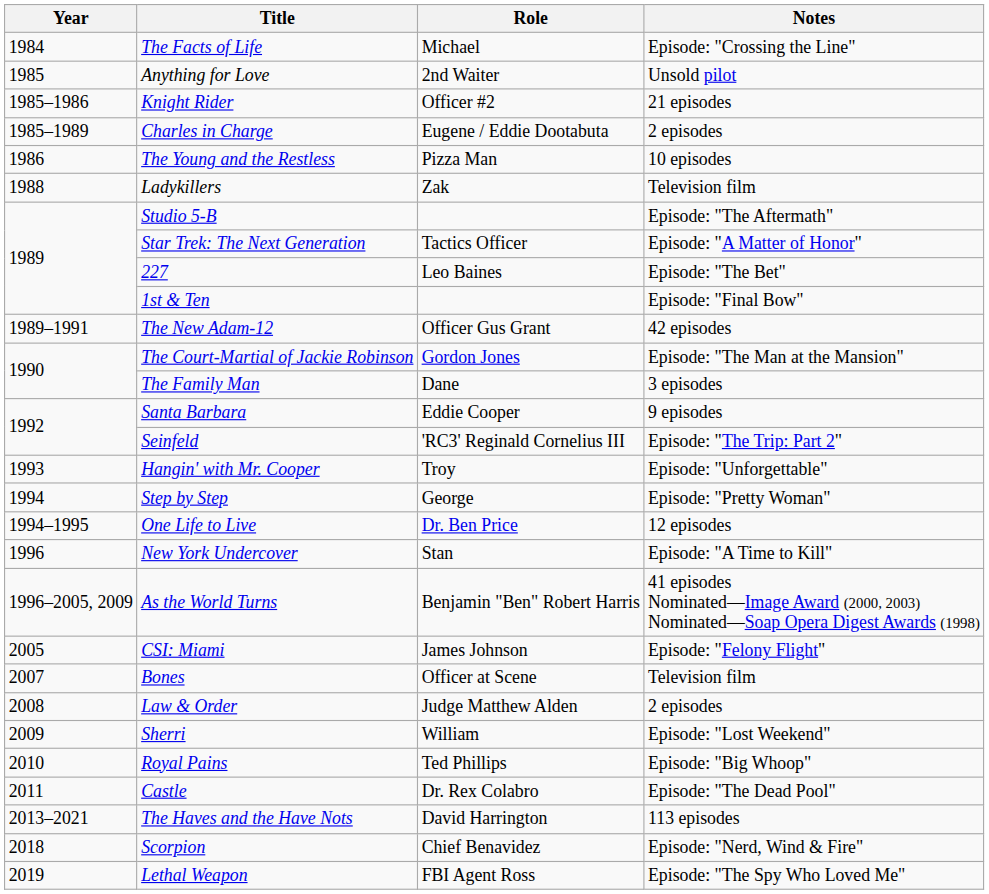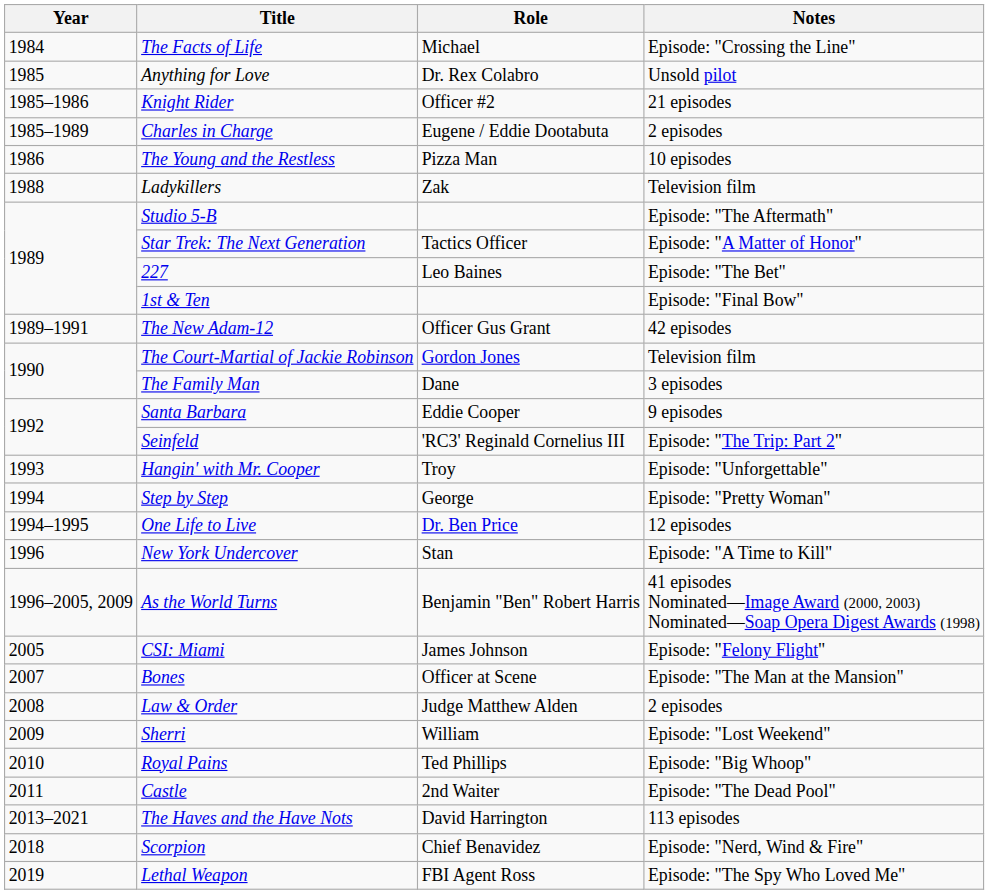(460, 74) 2nd Waiter -> (480, 74) Dr. Rex Colabro
(776, 356) Episode: "The Man at the Mansion" -> (702, 356) Television film
(702, 678) Television film -> (776, 678) Episode: "The Man at the Mansion"
(480, 790) Dr. Rex Colabro -> (460, 790) 2nd Waiter
